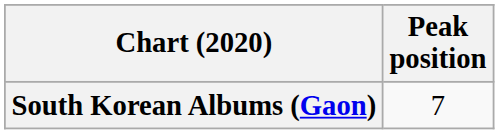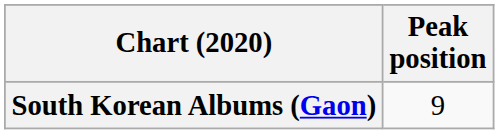(438, 104) 7 -> (438, 104) 9
